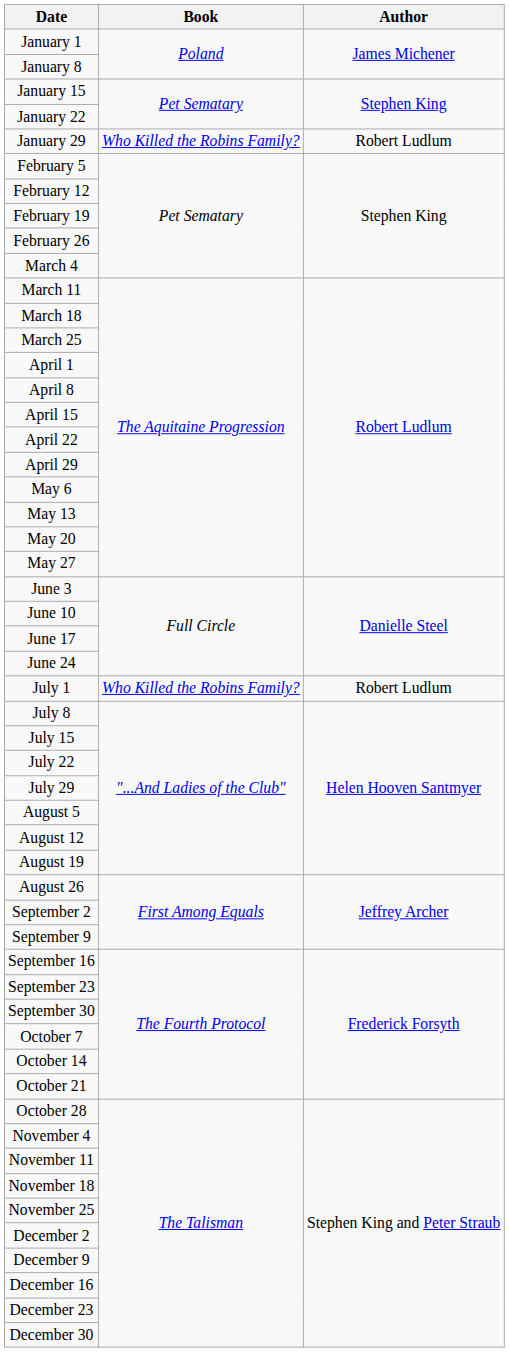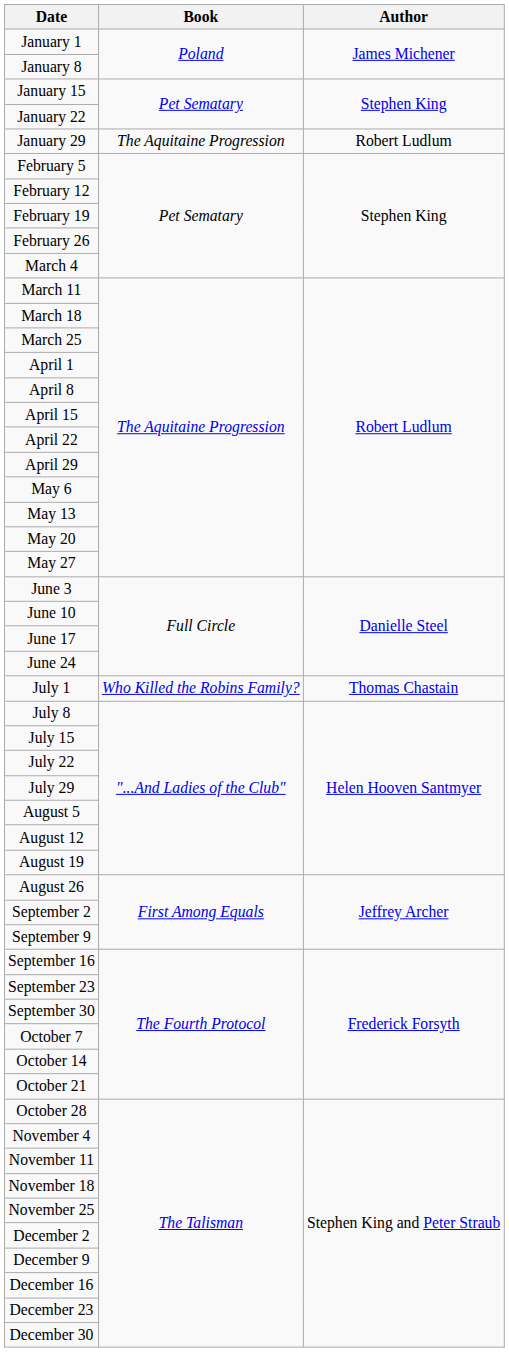(201, 141) Who Killed the Robins Family? -> (201, 141) The Aquitaine Progression
(404, 688) Robert Ludlum -> (404, 688) Thomas Chastain
